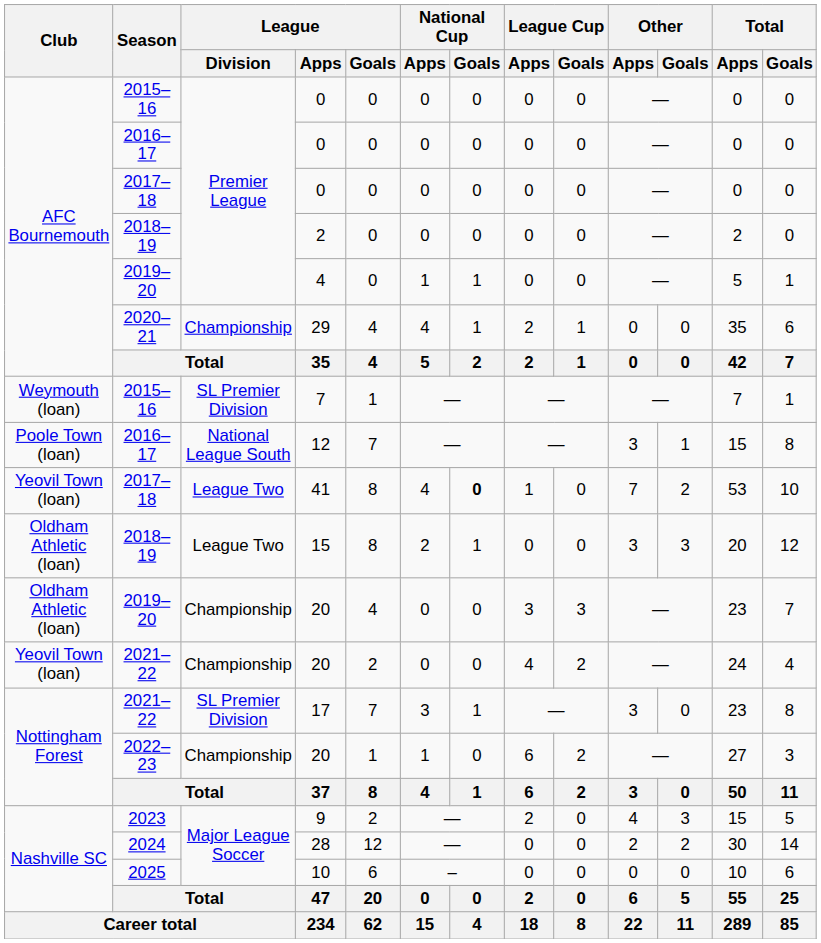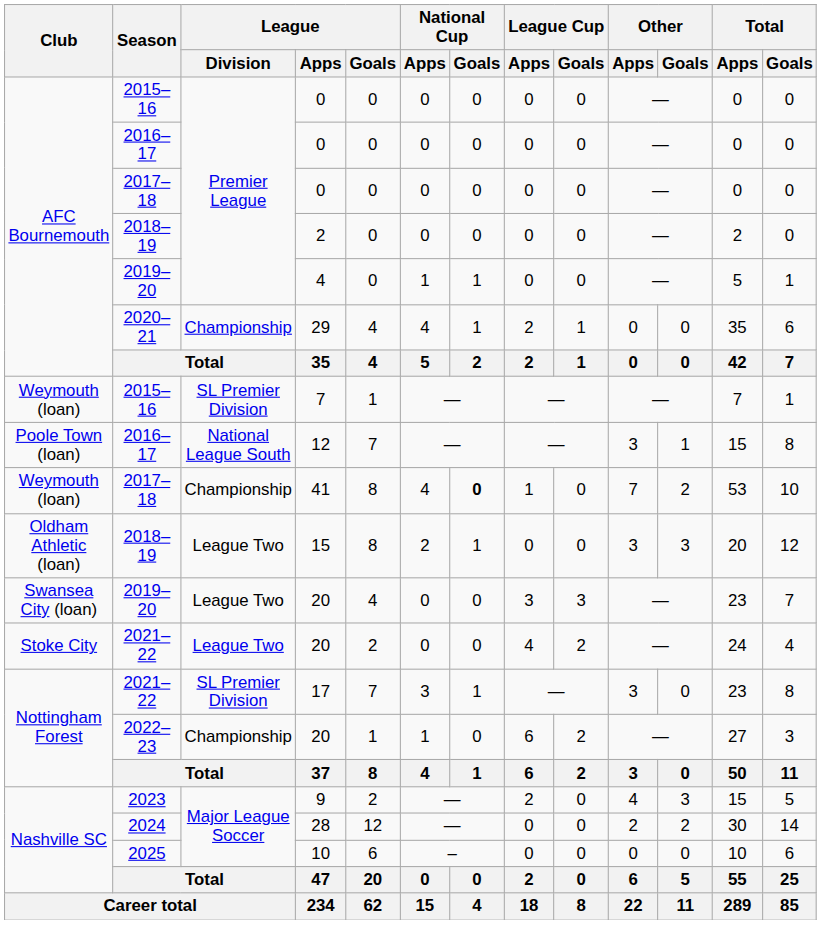(59, 490) Yeovil Town (loan) -> (59, 490) Weymouth (loan)
(238, 490) League Two -> (238, 490) Championship
(59, 609) Oldham Athletic (loan) -> (59, 600) Swansea City (loan)
(238, 609) Championship -> (238, 600) League Two
(59, 664) Yeovil Town (loan) -> (59, 645) Stoke City
(238, 664) Championship -> (238, 645) League Two
